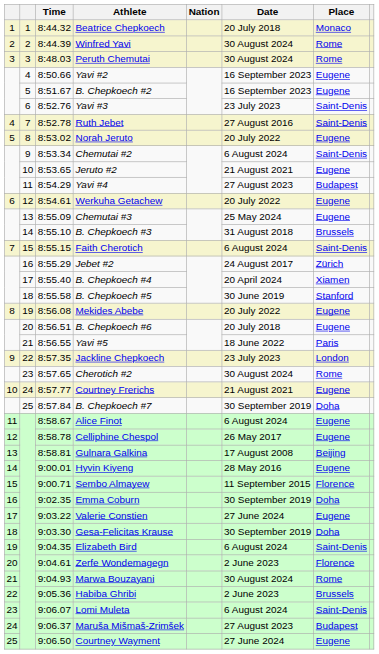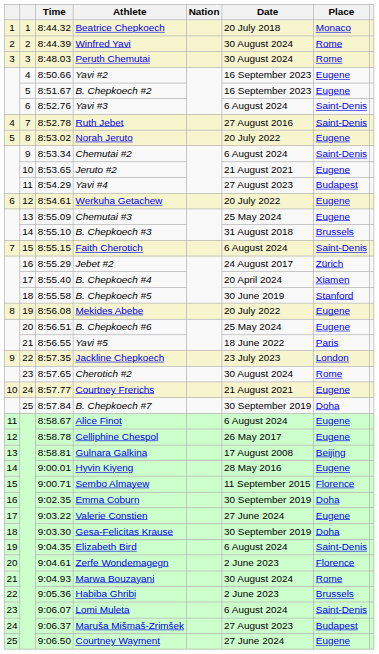(252, 106) 23 July 2023 -> (256, 106) 6 August 2024
(252, 327) 20 July 2018 -> (253, 327) 25 May 2024
